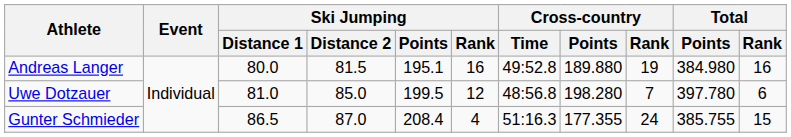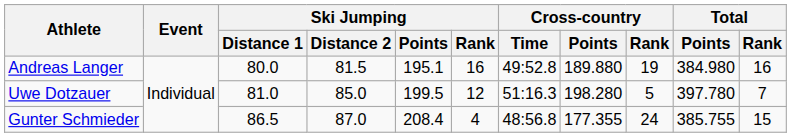(529, 94) 48:56.8 -> (529, 94) 51:16.3
(649, 94) 7 -> (649, 94) 5
(762, 94) 6 -> (762, 94) 7
(529, 120) 51:16.3 -> (529, 120) 48:56.8
